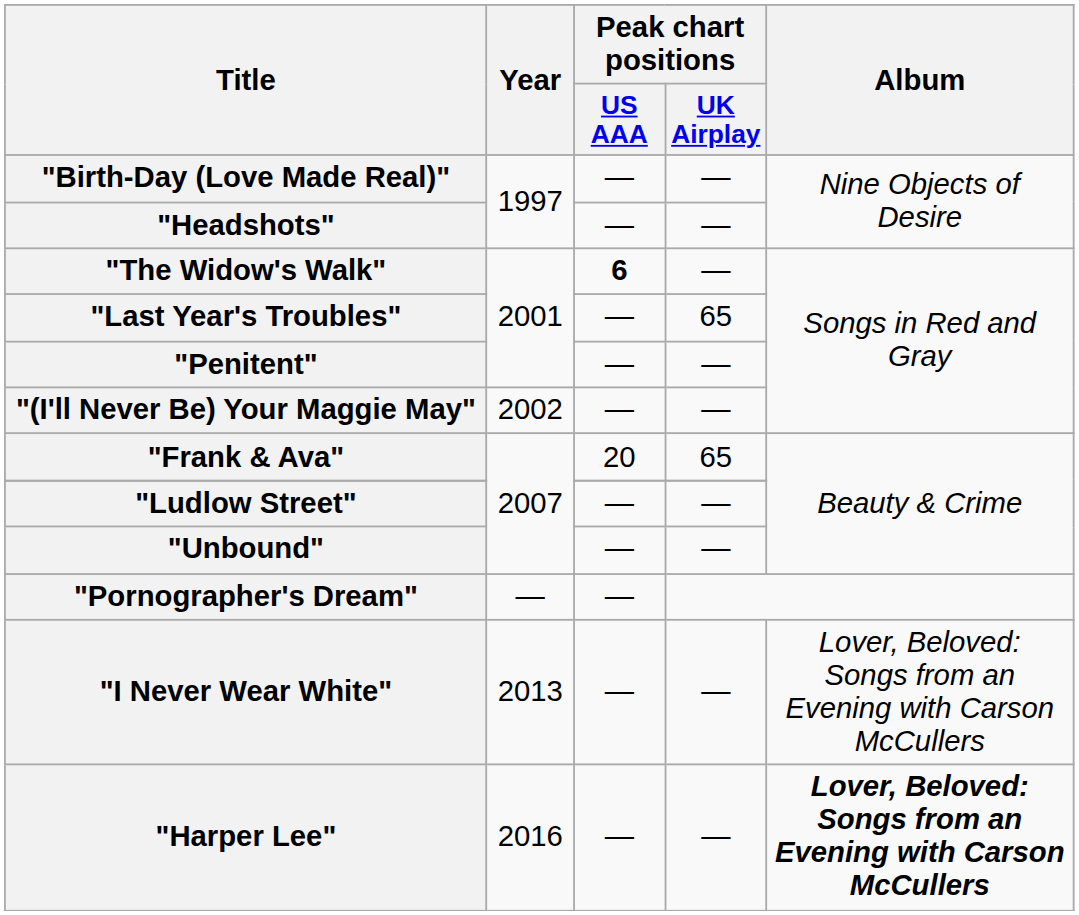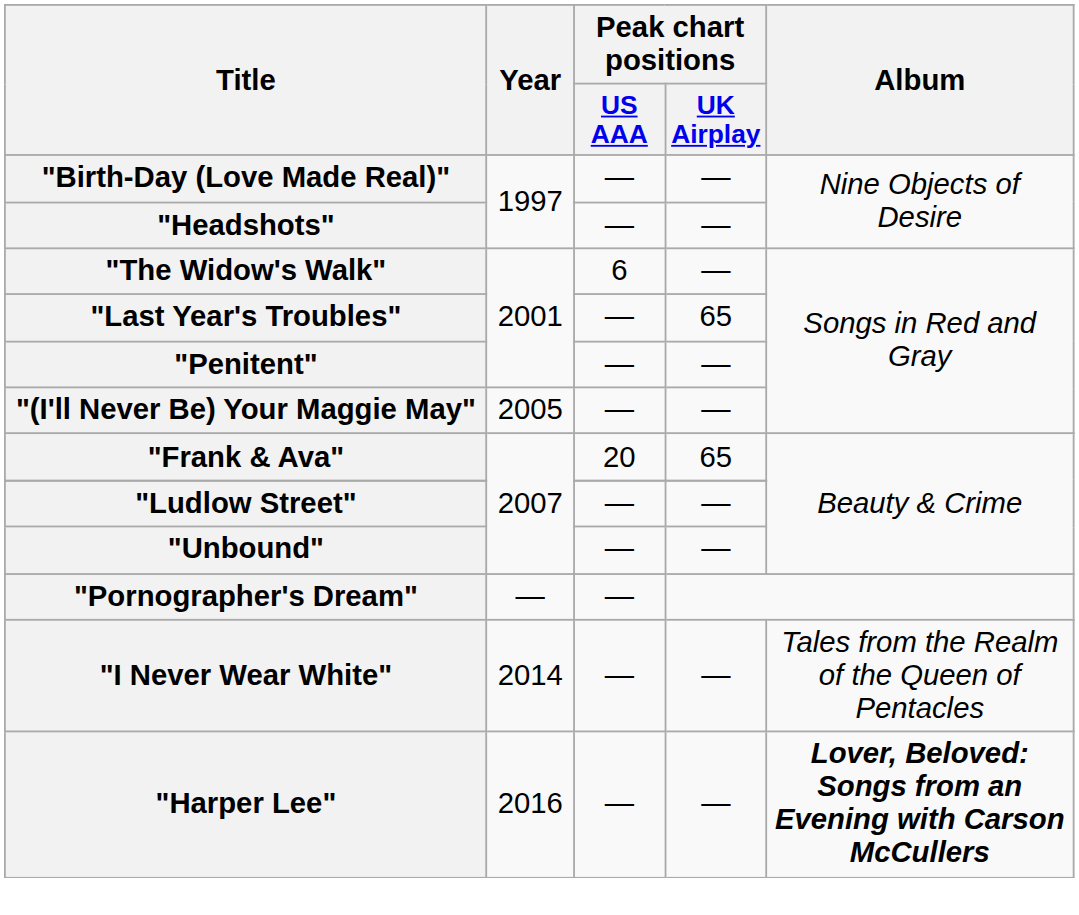(619, 270) bold -> (619, 270) normal
(530, 410) 2002 -> (530, 410) 2005
(530, 691) 2013 -> (530, 675) 2014
(920, 691) Lover, Beloved: Songs from an Evening with Carson McCullers -> (920, 675) Tales from the Realm of the Queen of Pentacles
